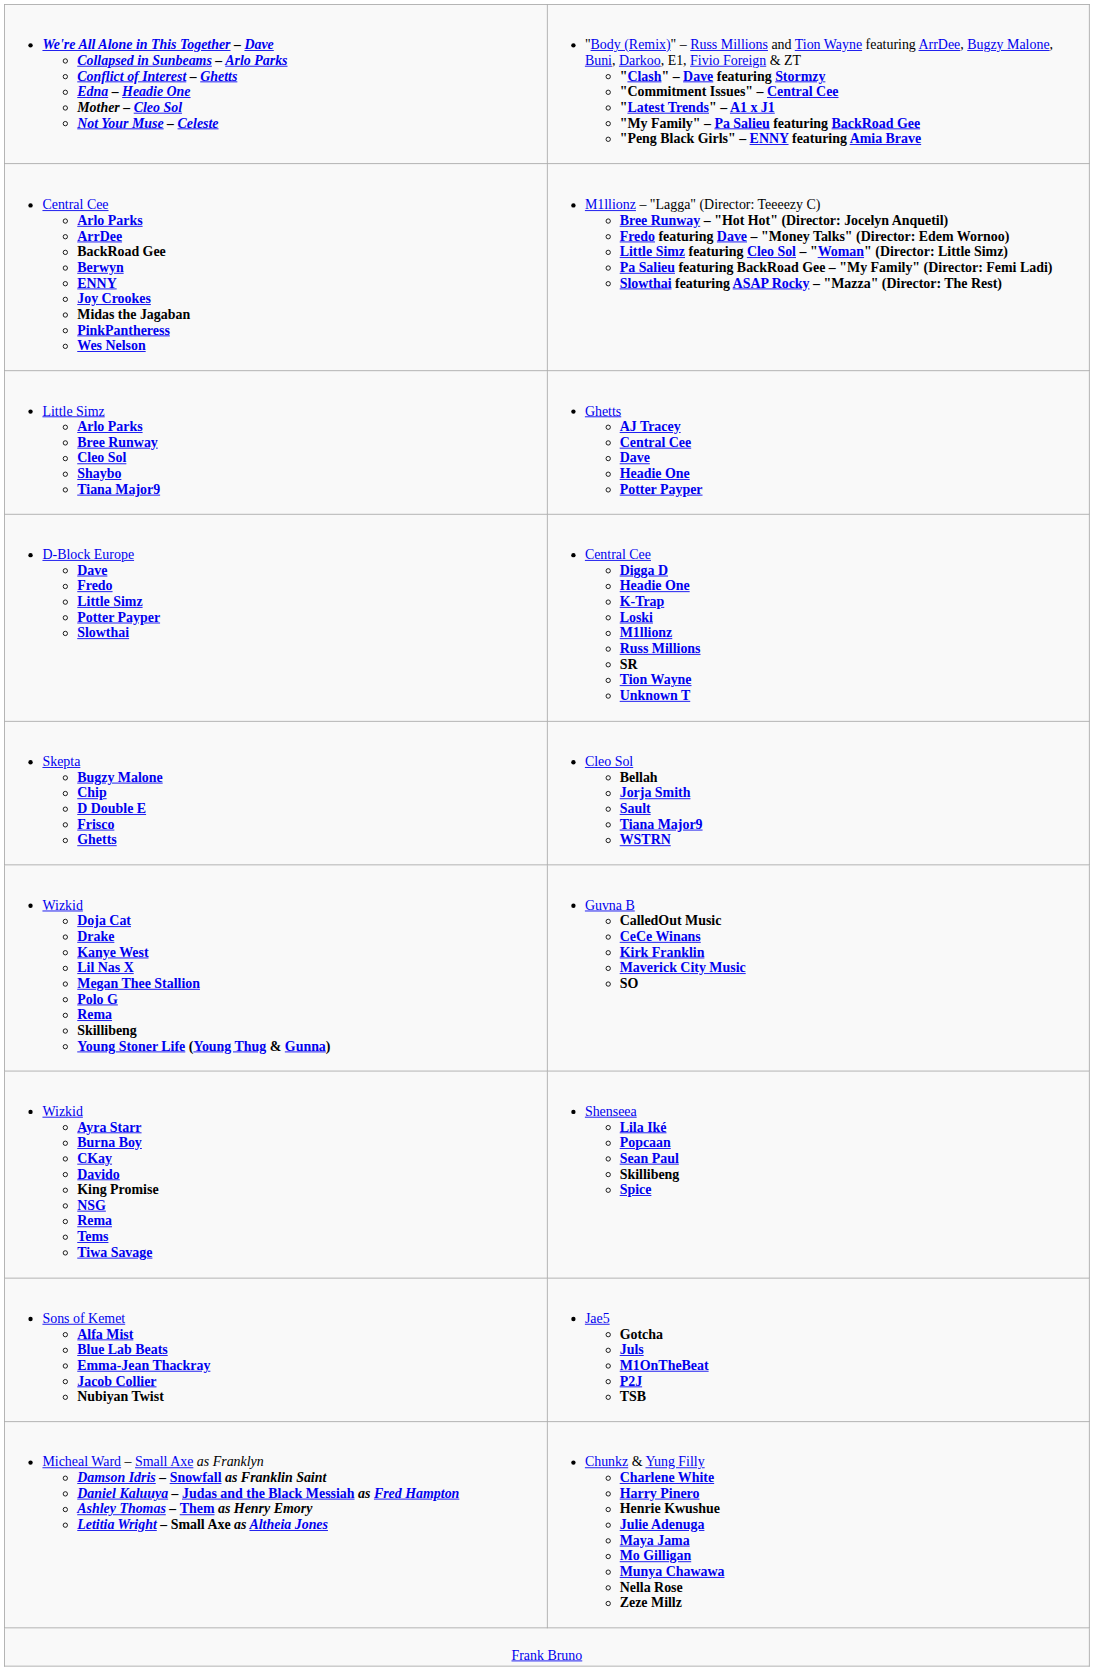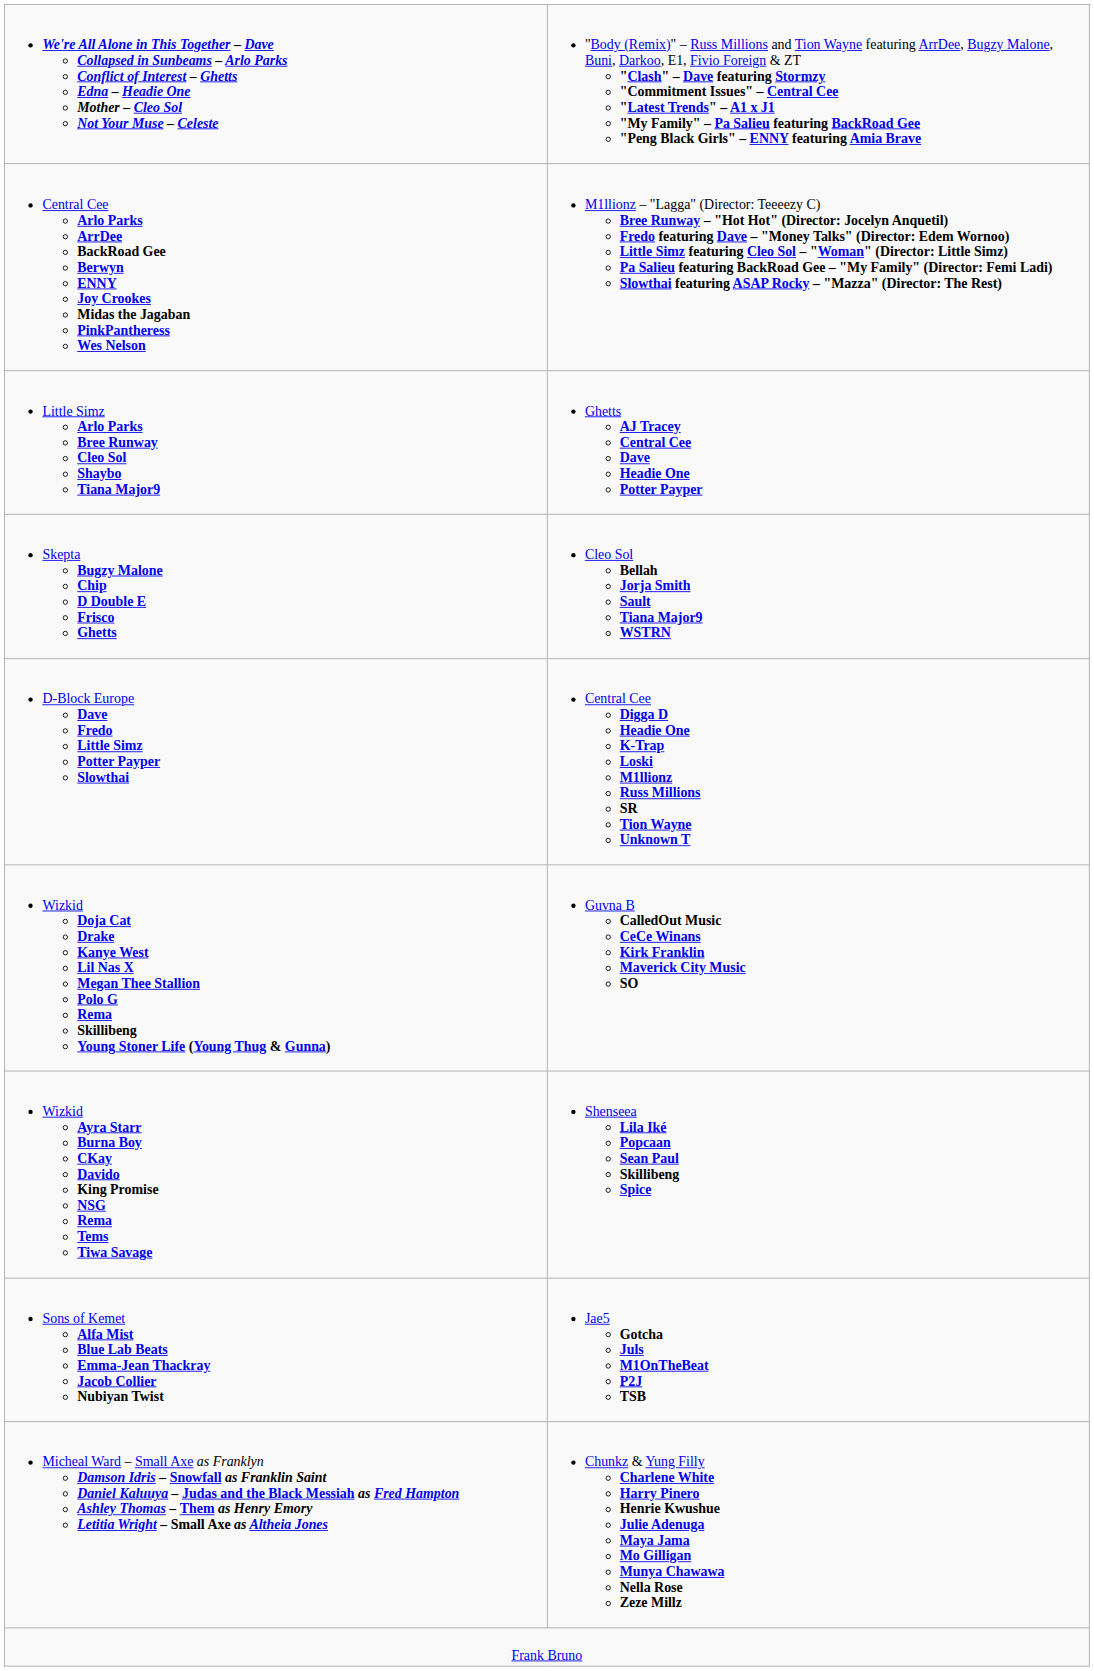rows swapped: (276, 801) <-> (276, 594)
